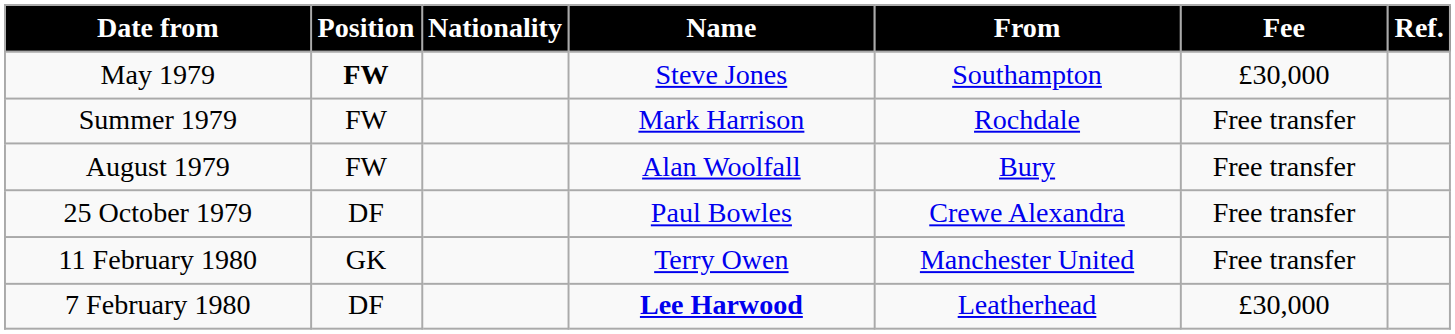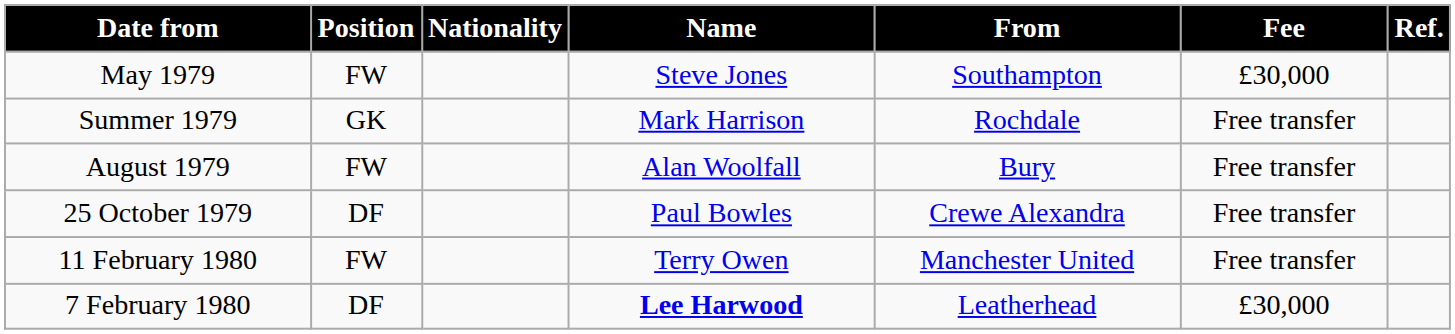(366, 74) bold -> (366, 74) normal
(366, 120) FW -> (366, 120) GK
(366, 259) GK -> (366, 259) FW
